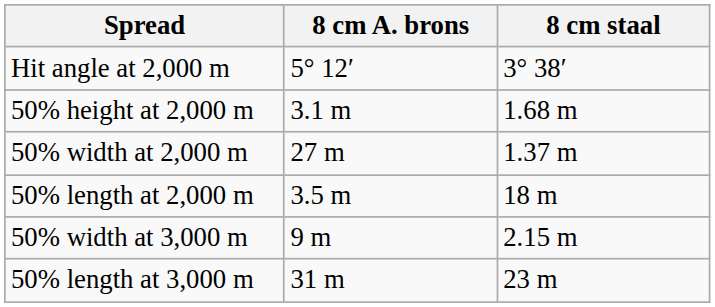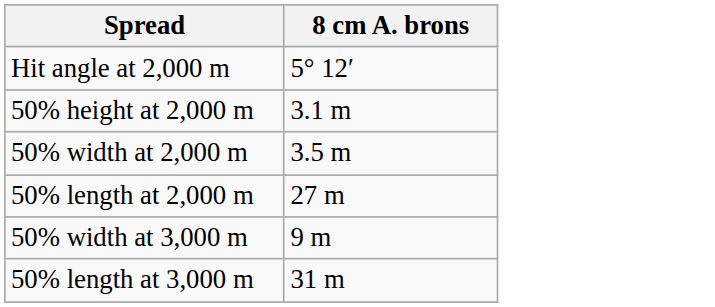- column: (603, 25)
(318, 152) 27 m -> (321, 152) 3.5 m
(321, 195) 3.5 m -> (318, 195) 27 m
